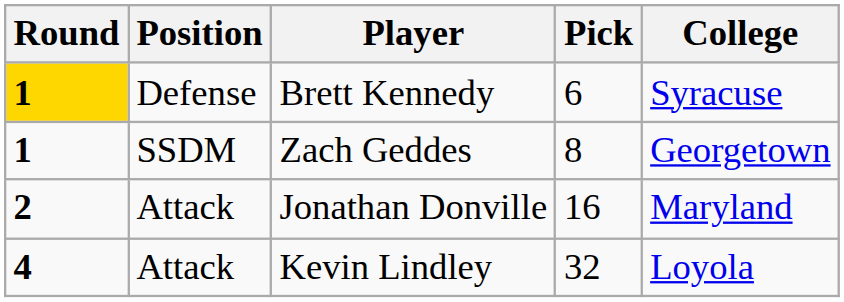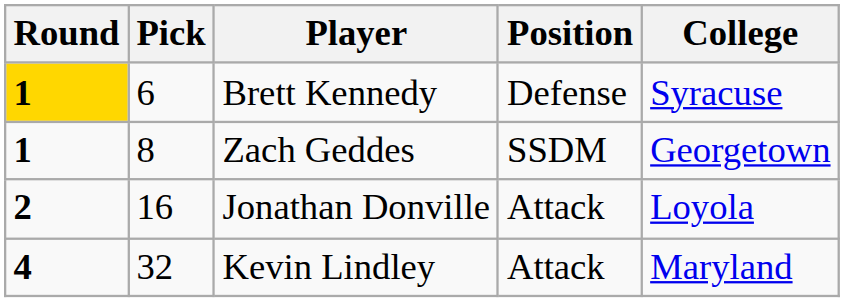columns swapped: (599, 33) <-> (200, 33)
(721, 207) Maryland -> (702, 207) Loyola
(702, 265) Loyola -> (721, 265) Maryland
